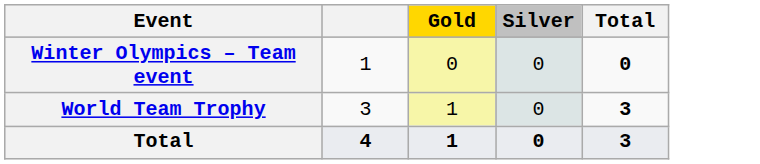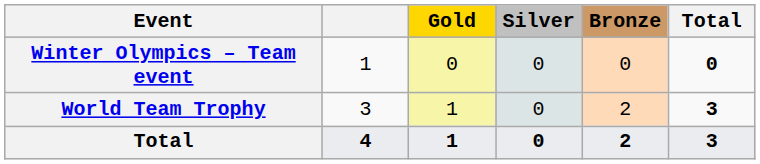+ column: (625, 21)
